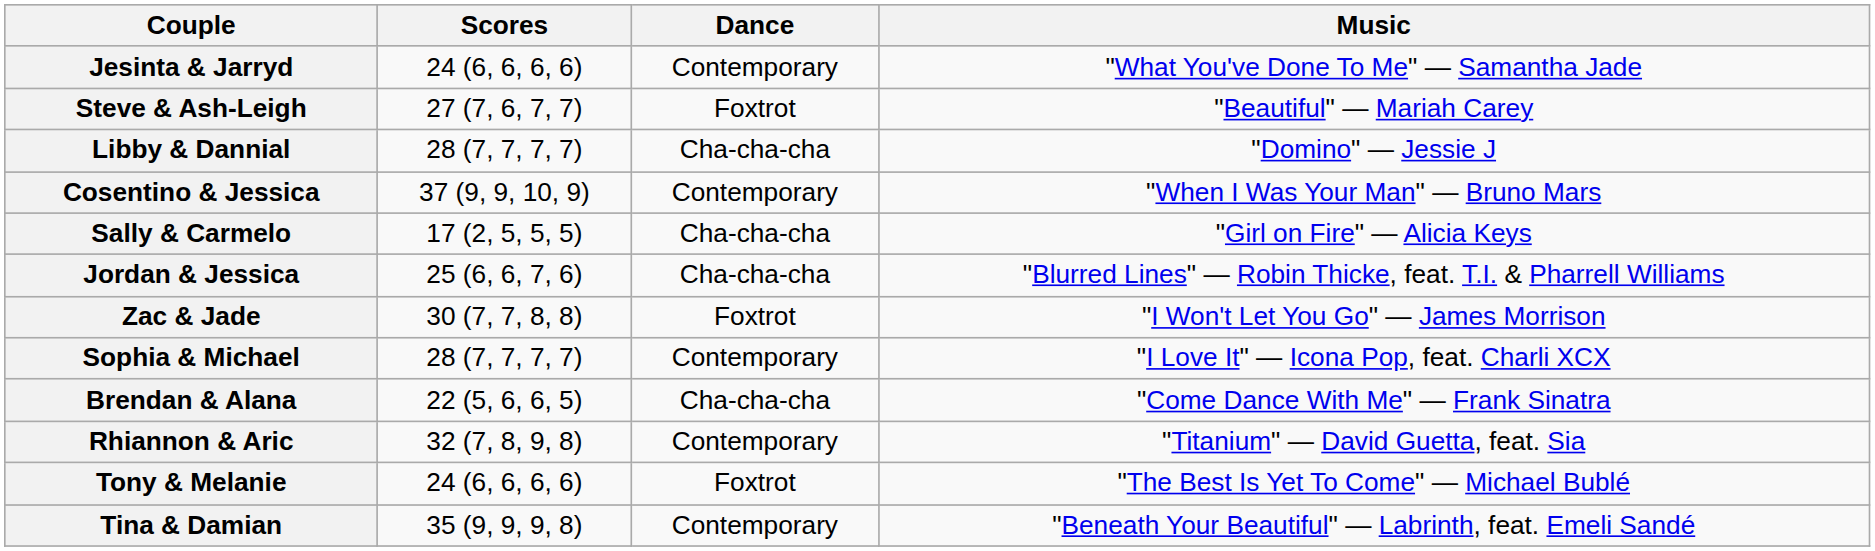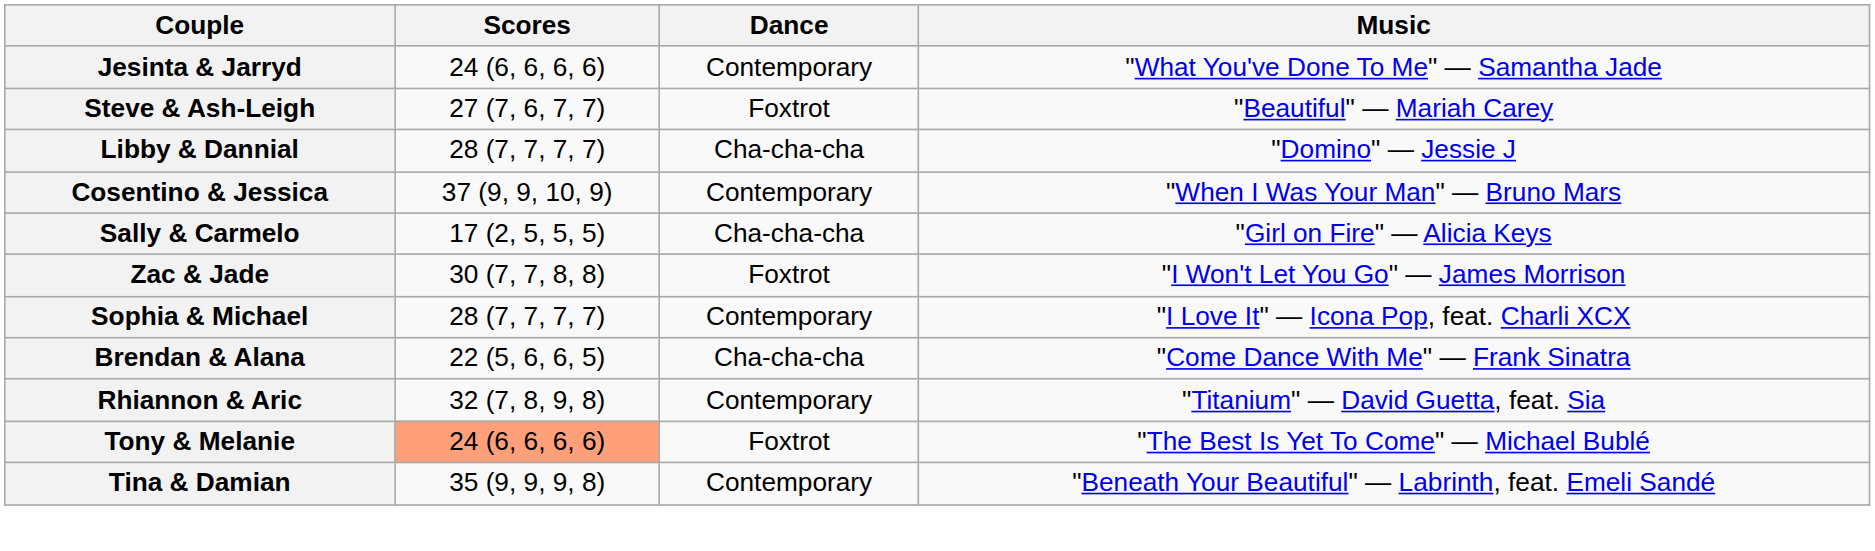- row: (191, 274)
(504, 483) no background -> (527, 441) lightsalmon background
